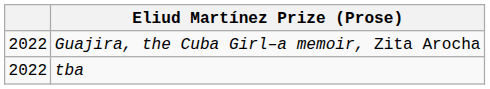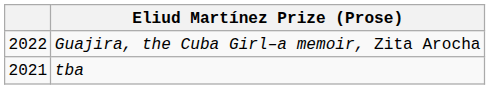(28, 70) 2022 -> (28, 70) 2021
